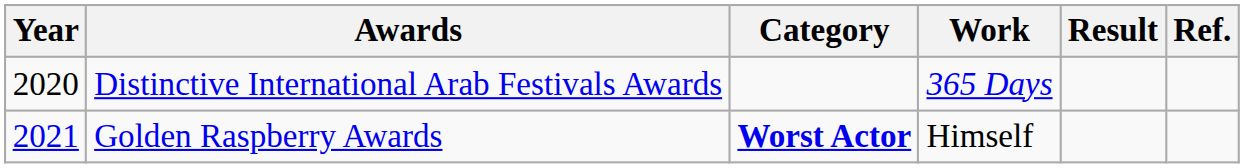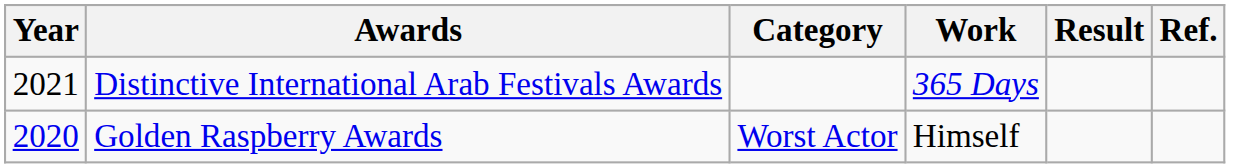(46, 83) 2020 -> (46, 83) 2021
(46, 135) 2021 -> (46, 135) 2020
(824, 135) bold -> (817, 135) normal
